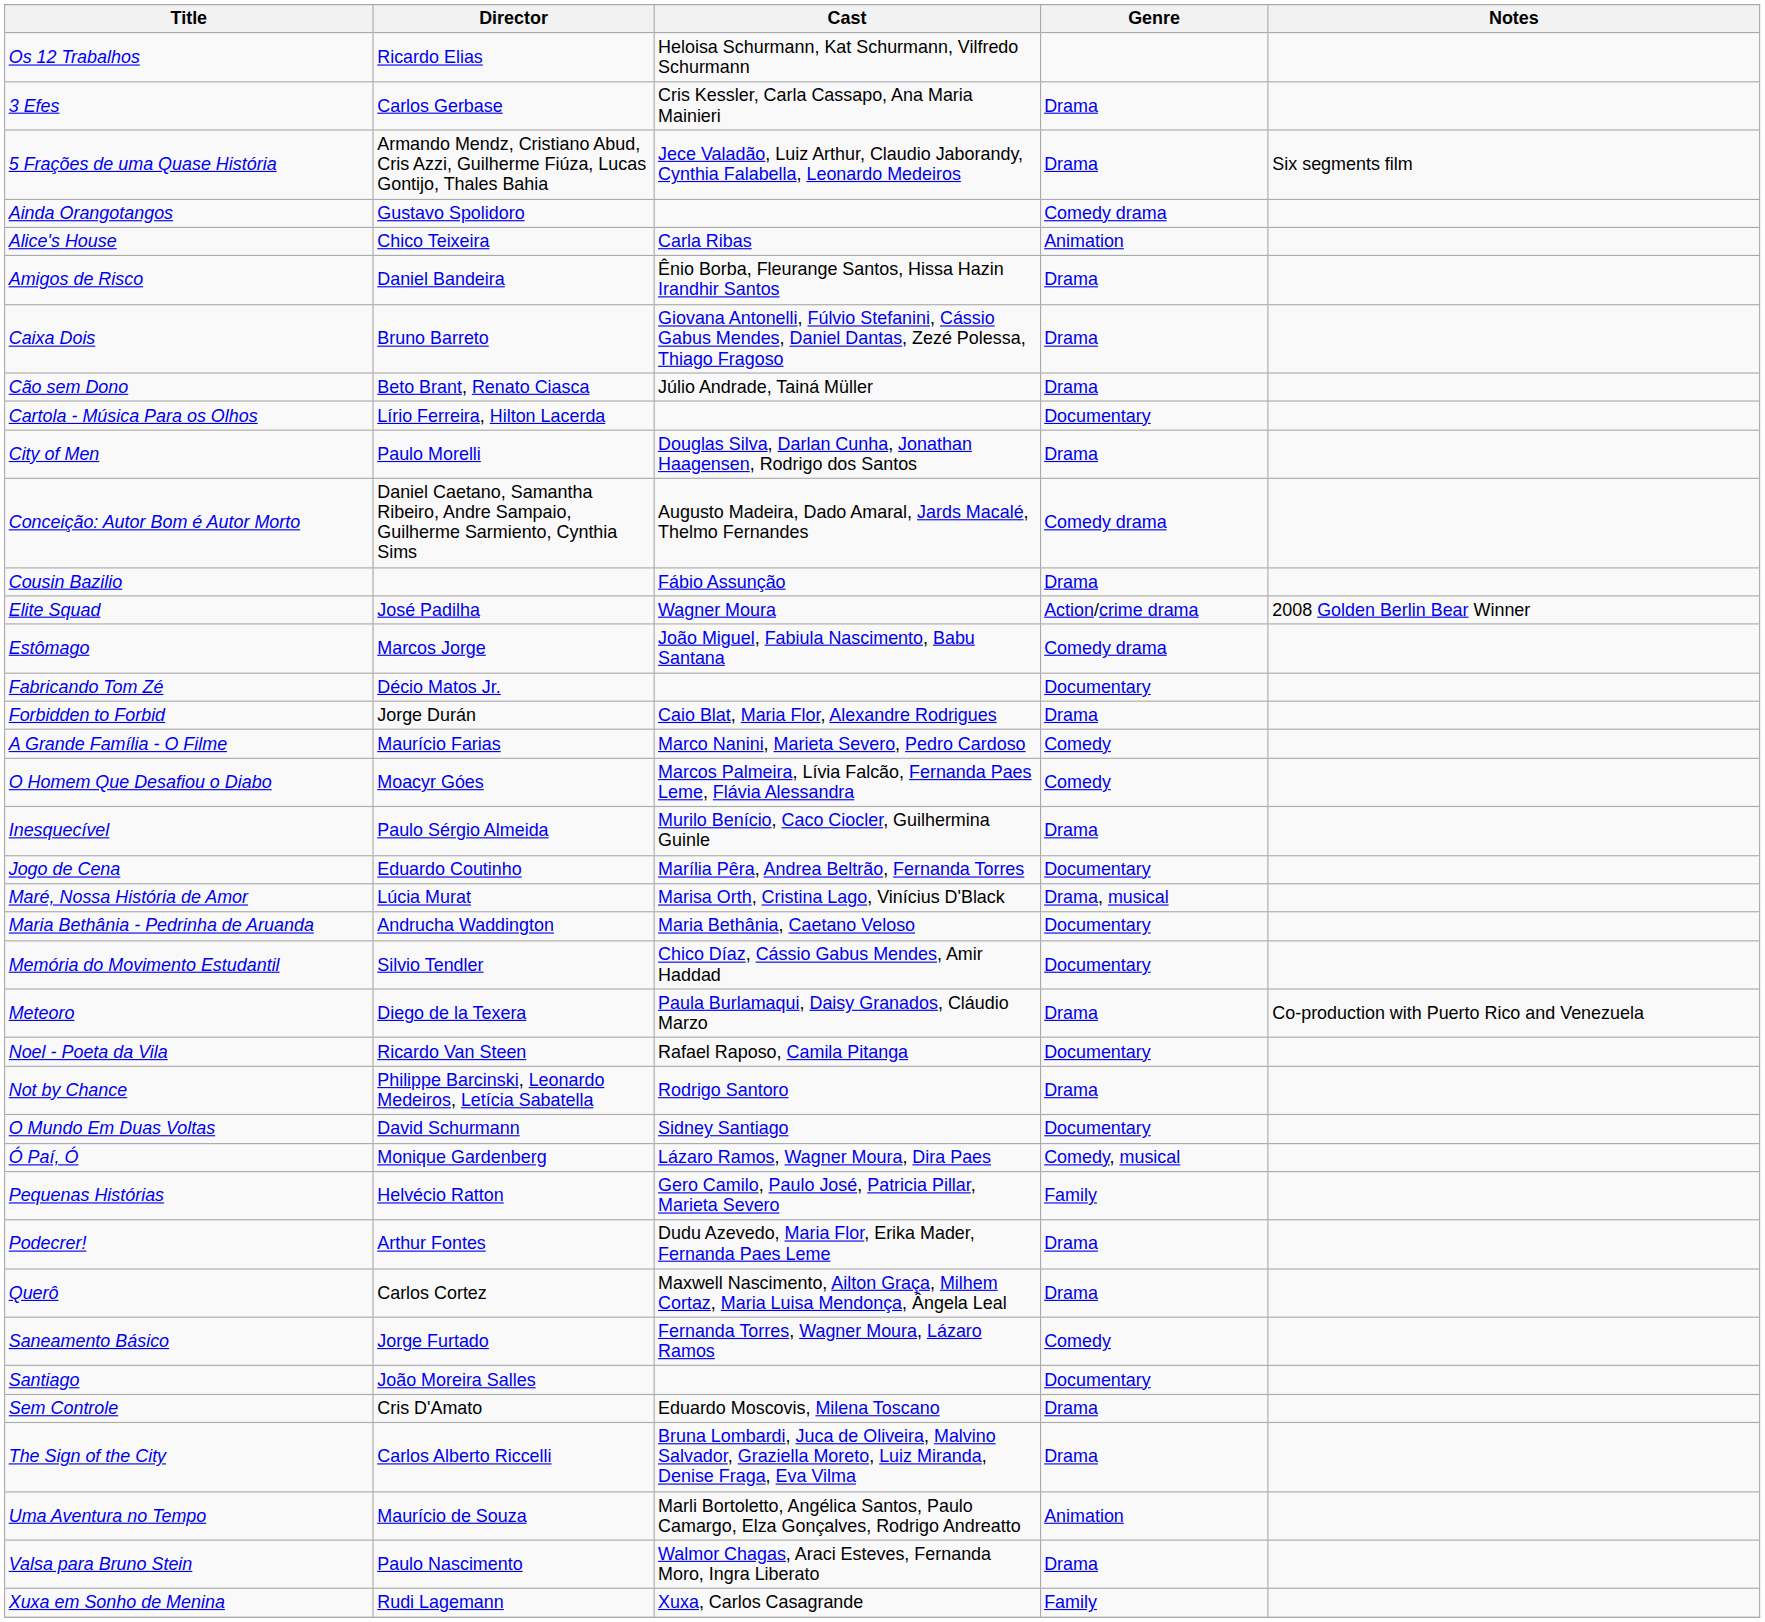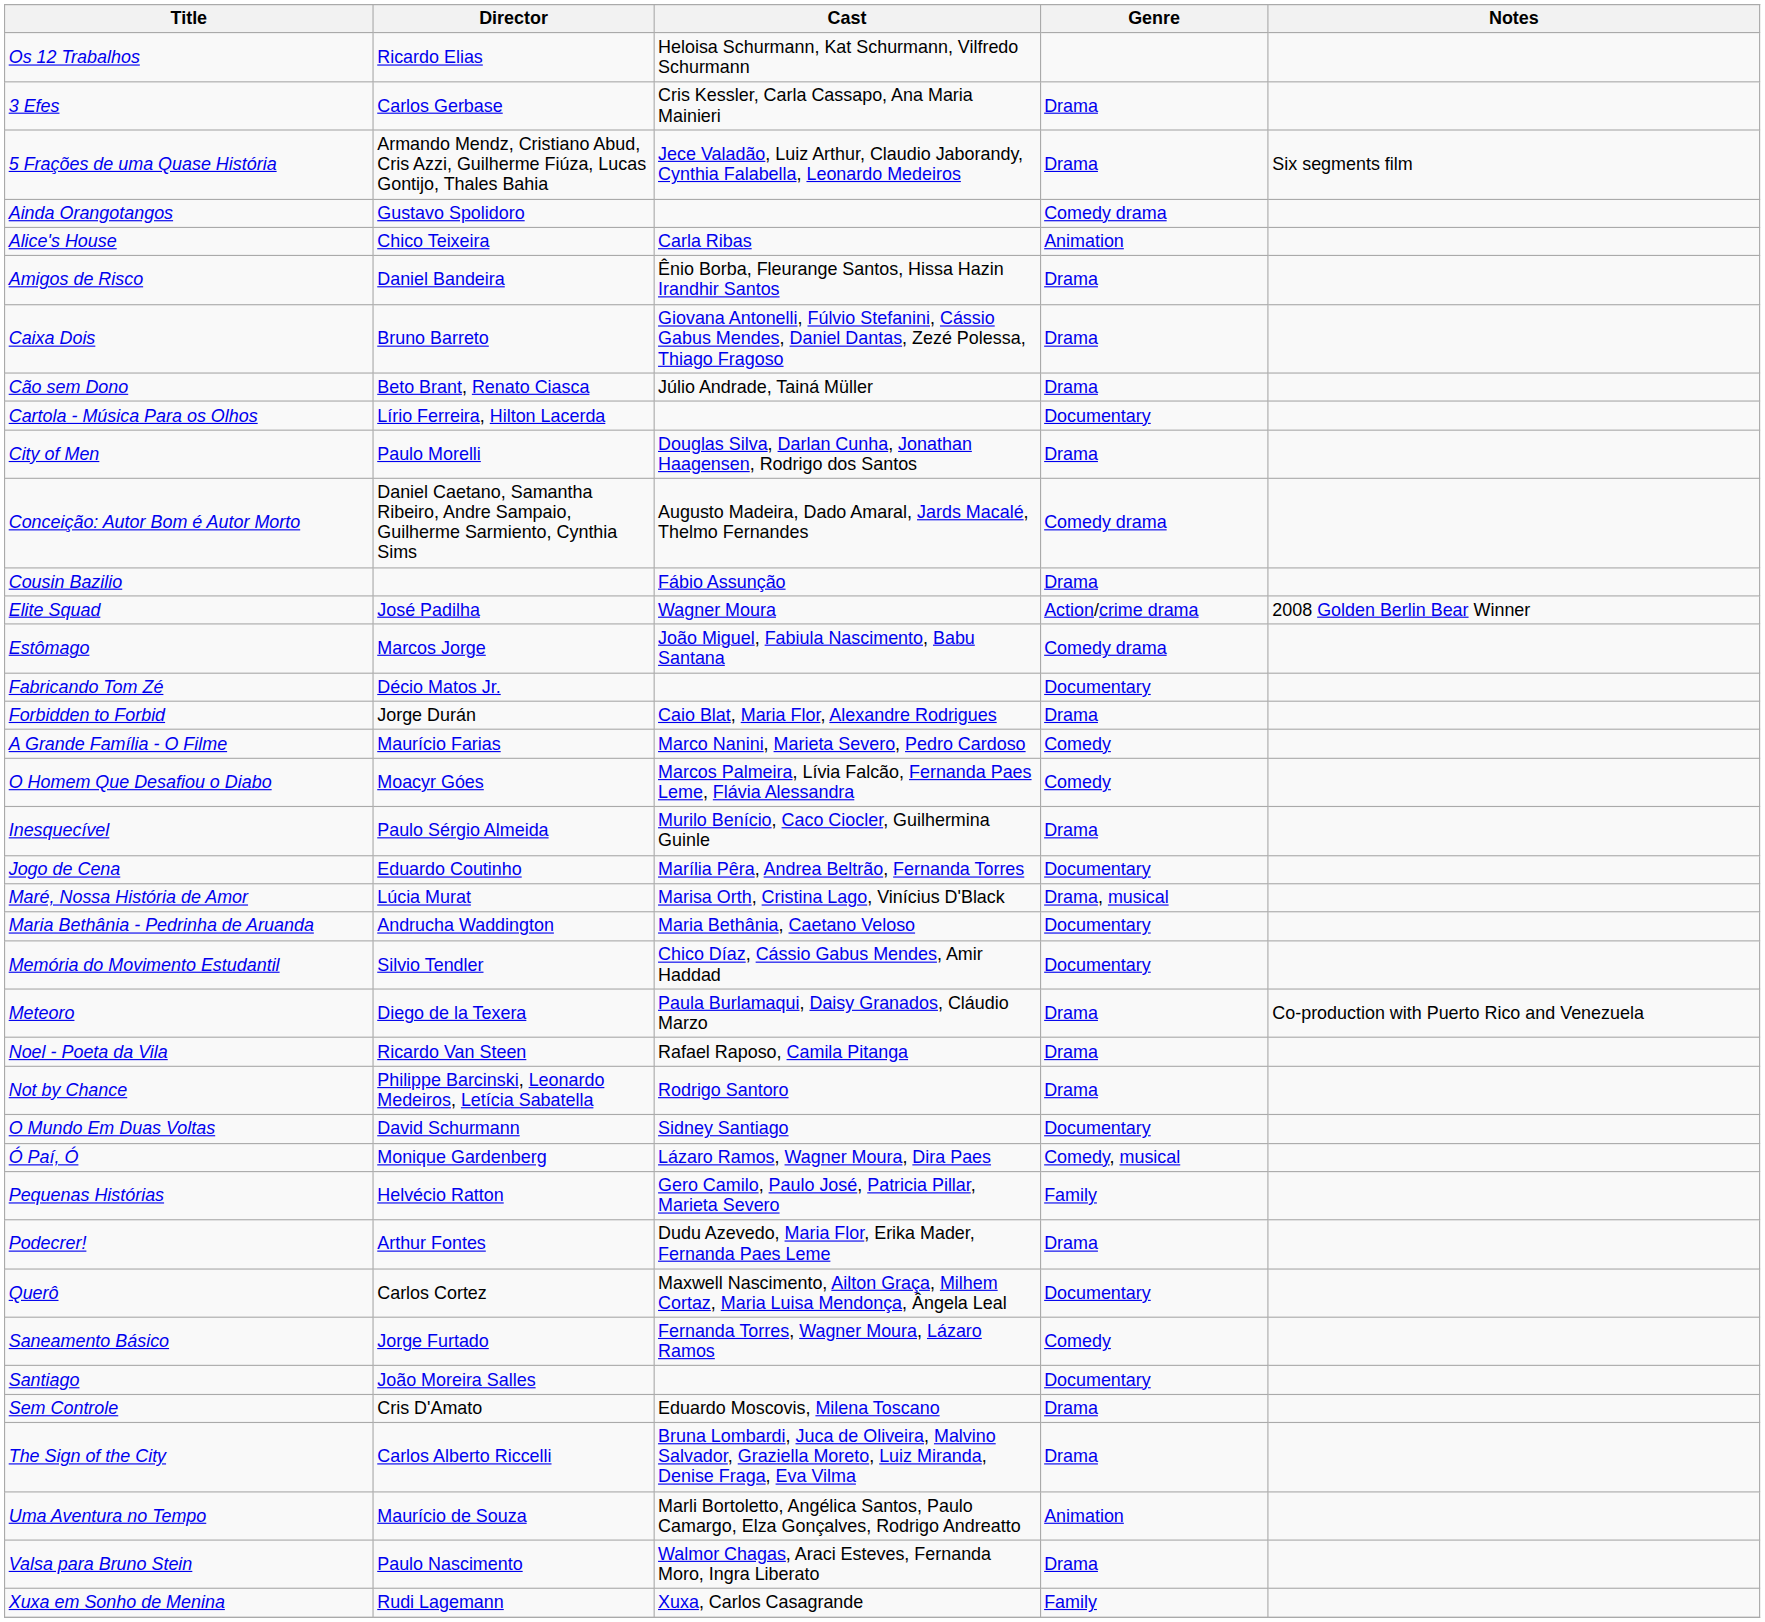(1097, 1051) Documentary -> (1071, 1051) Drama
(1071, 1292) Drama -> (1097, 1292) Documentary
